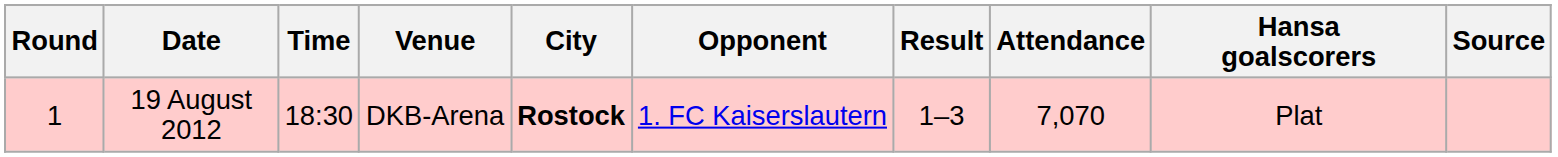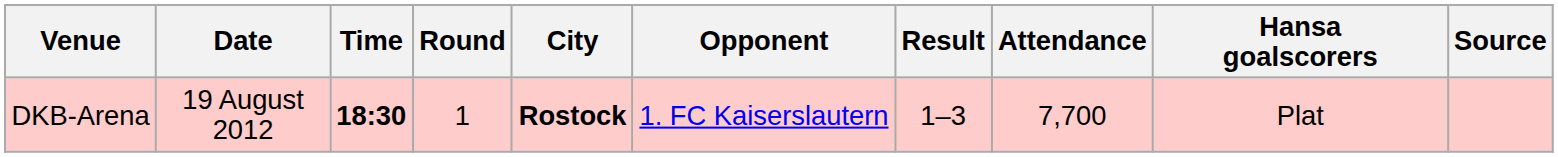columns swapped: (55, 41) <-> (435, 41)
(319, 114) normal -> (371, 114) bold
(1071, 114) 7,070 -> (1072, 114) 7,700
